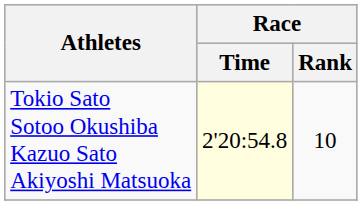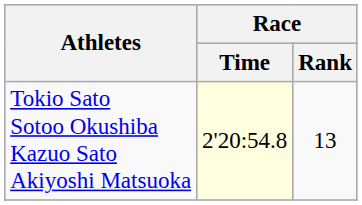(325, 140) 10 -> (325, 140) 13
